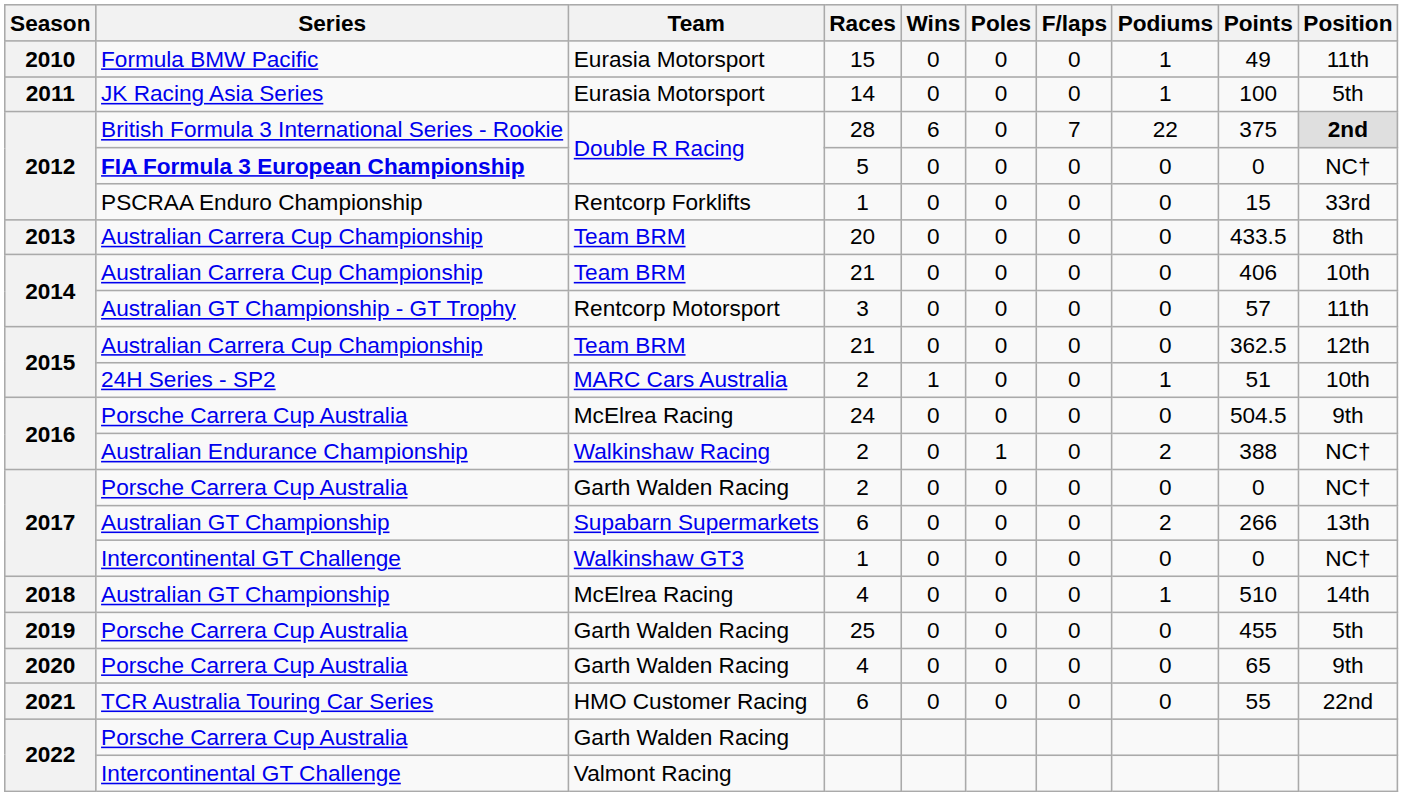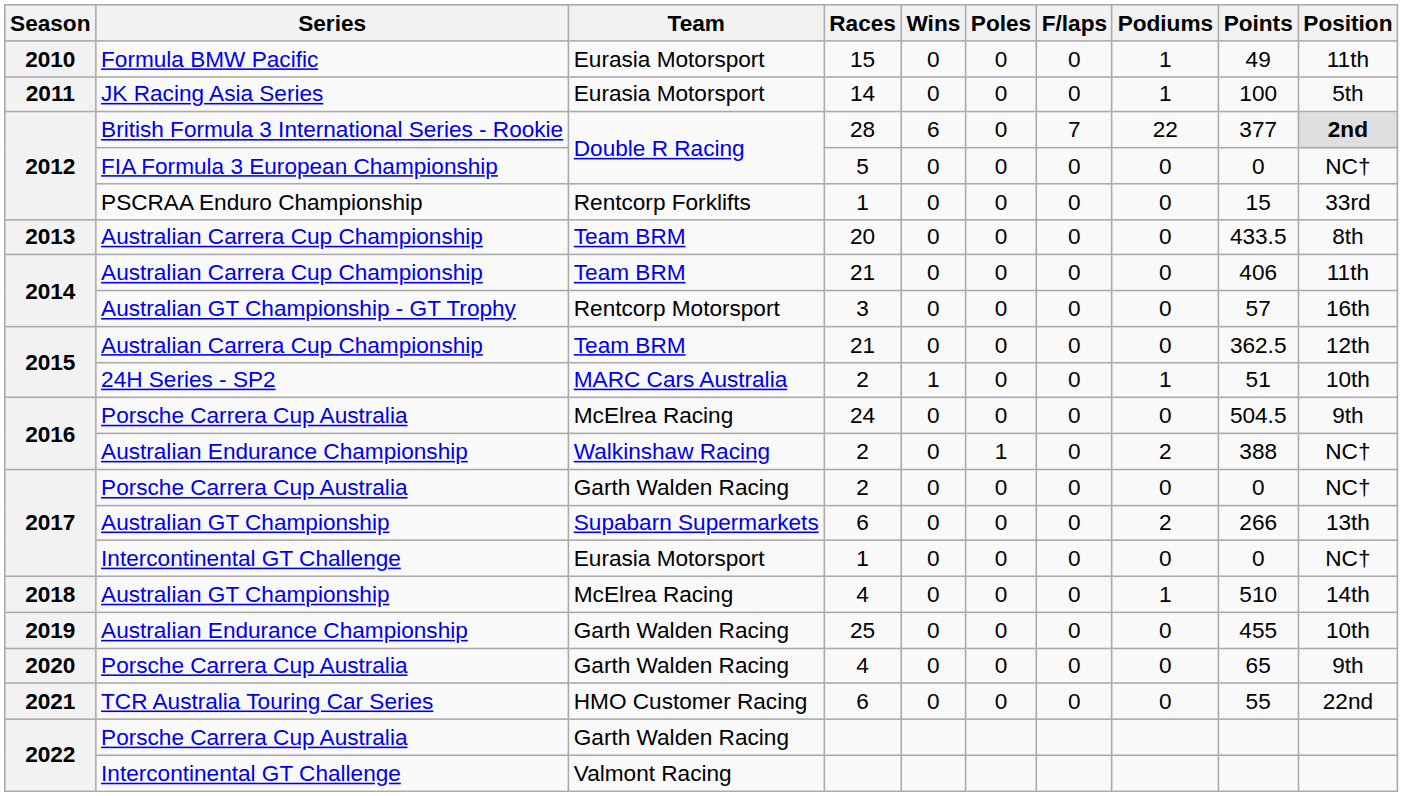(1258, 130) 375 -> (1258, 130) 377
(313, 166) bold -> (300, 166) normal
(1348, 273) 10th -> (1348, 273) 11th
(1348, 309) 11th -> (1348, 309) 16th
(659, 559) Walkinshaw GT3 -> (669, 559) Eurasia Motorsport
(254, 630) Porsche Carrera Cup Australia -> (284, 630) Australian Endurance Championship
(1348, 630) 5th -> (1348, 630) 10th
